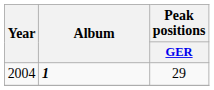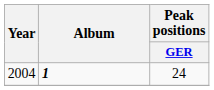(179, 73) 29 -> (179, 73) 24
